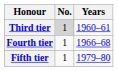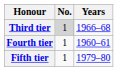(93, 27) 1960–61 -> (93, 27) 1966–68
(93, 43) 1966–68 -> (93, 43) 1960–61
